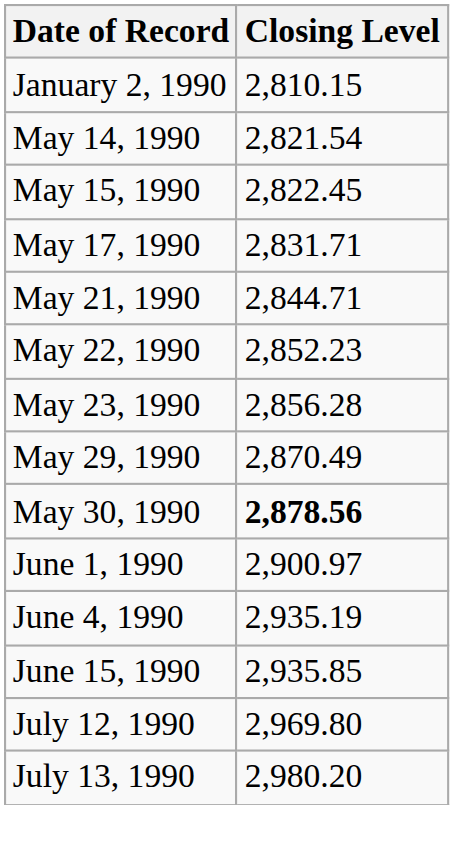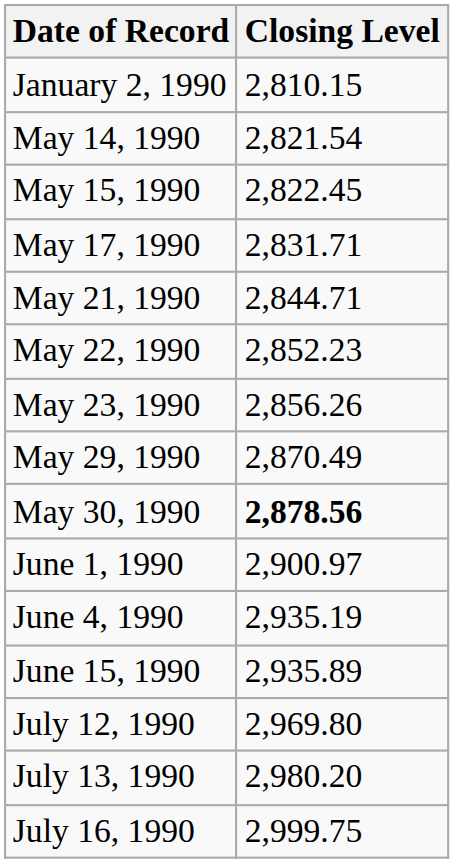(304, 404) 2,856.28 -> (304, 404) 2,856.26
(304, 670) 2,935.85 -> (304, 670) 2,935.89
+ row: (104, 830)
